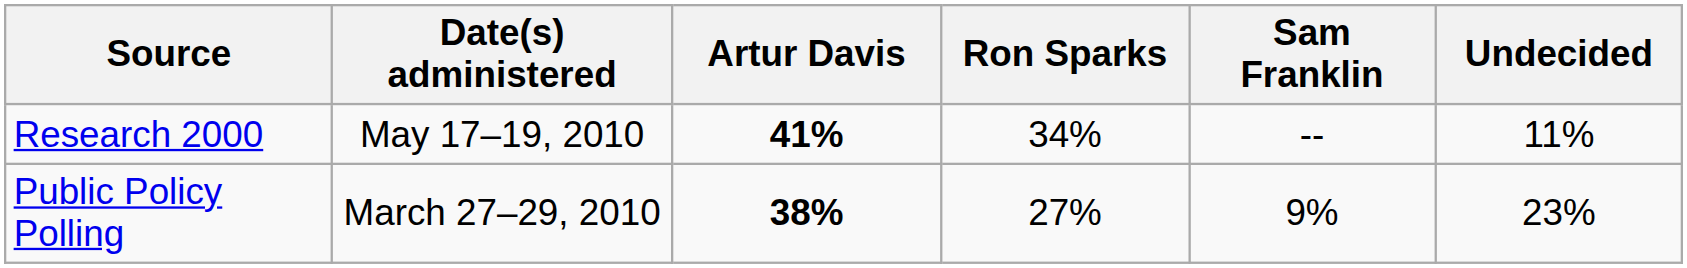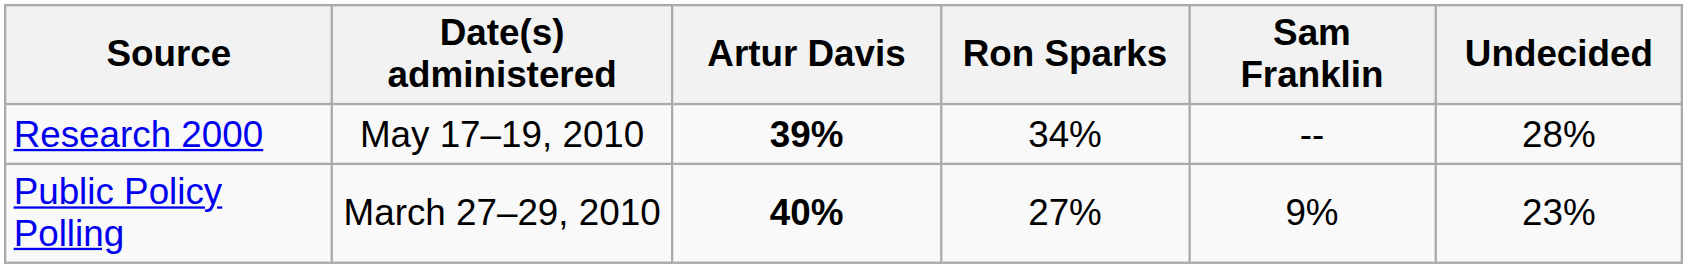(807, 133) 41% -> (807, 133) 39%
(1559, 133) 11% -> (1559, 133) 28%
(807, 212) 38% -> (807, 212) 40%
